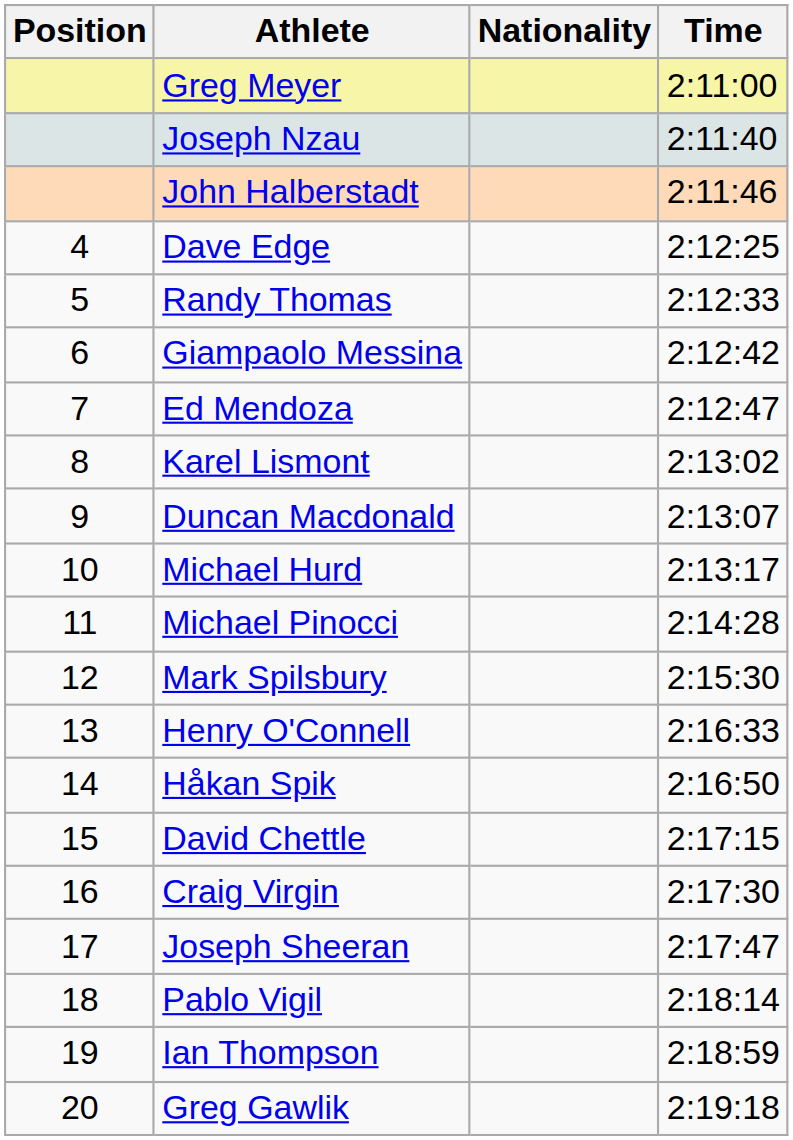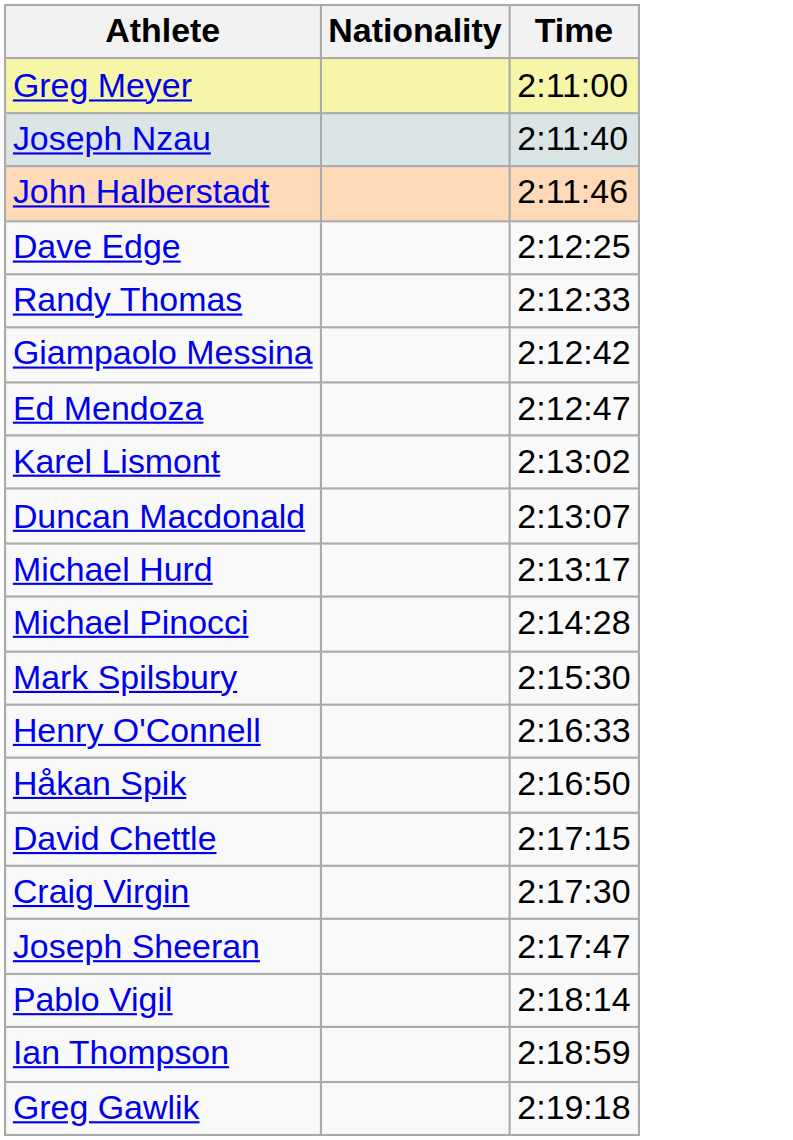- column: (80, 31)
